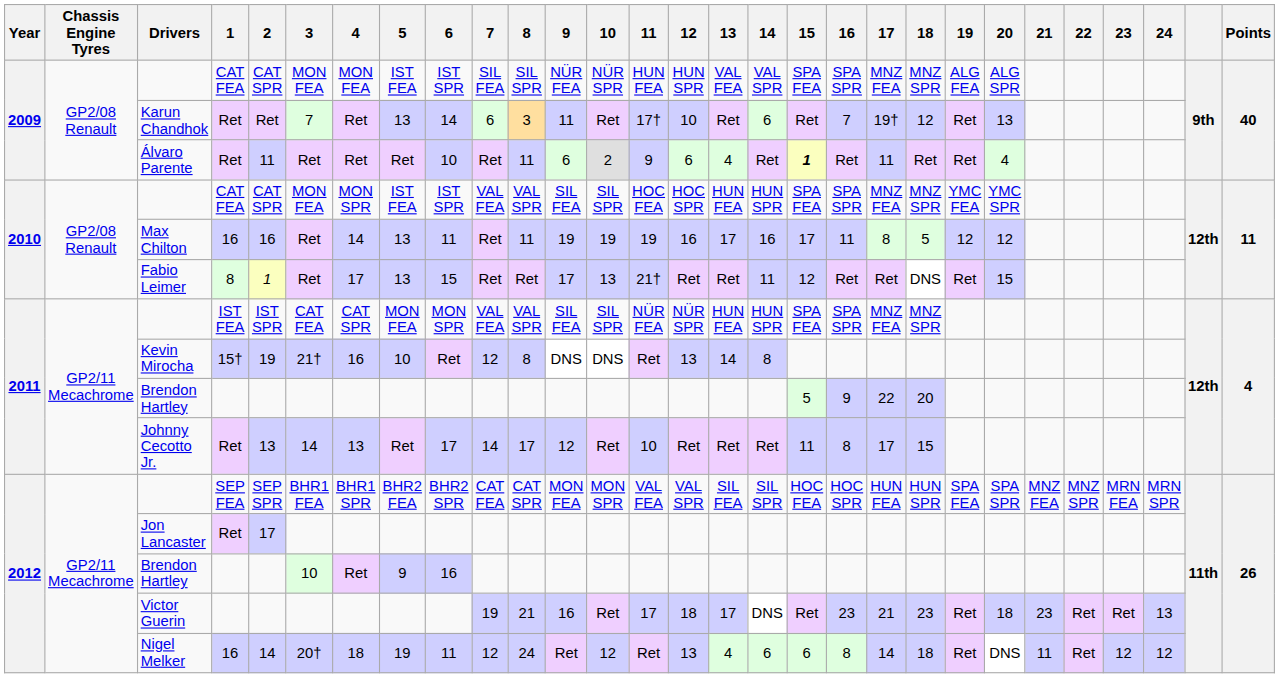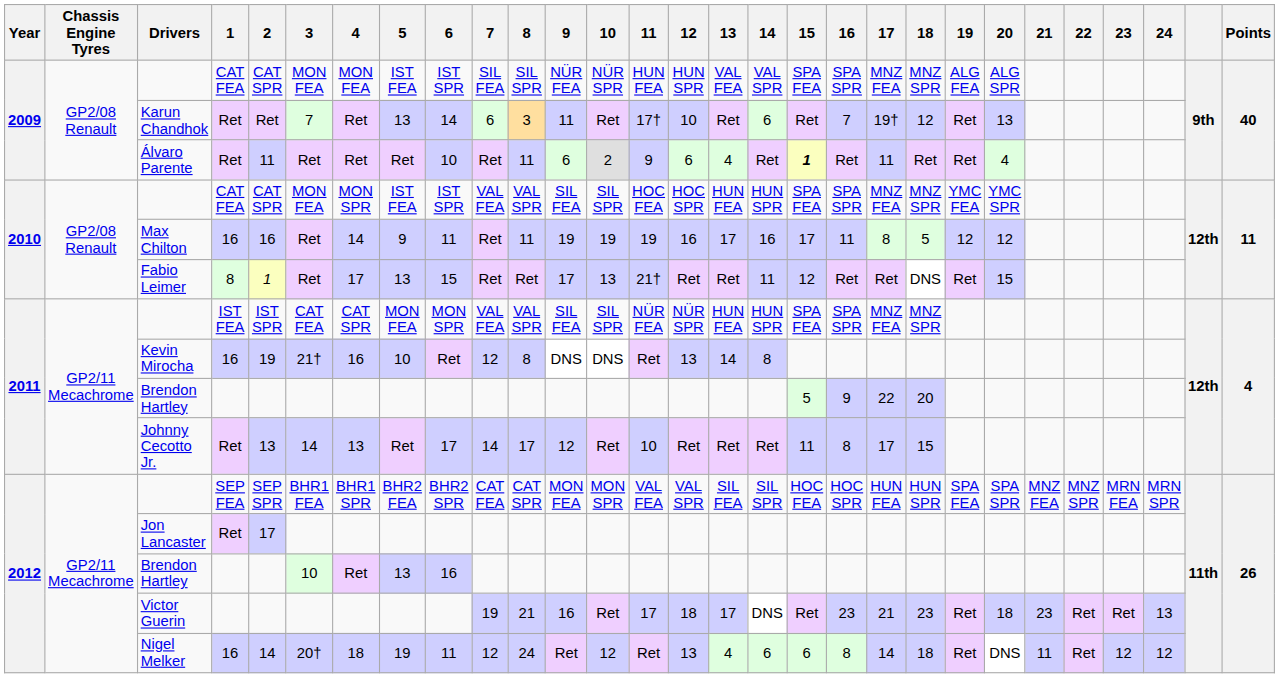(402, 239) 13 -> (402, 239) 9
(230, 358) 15† -> (230, 358) 16
(402, 573) 9 -> (402, 573) 13
